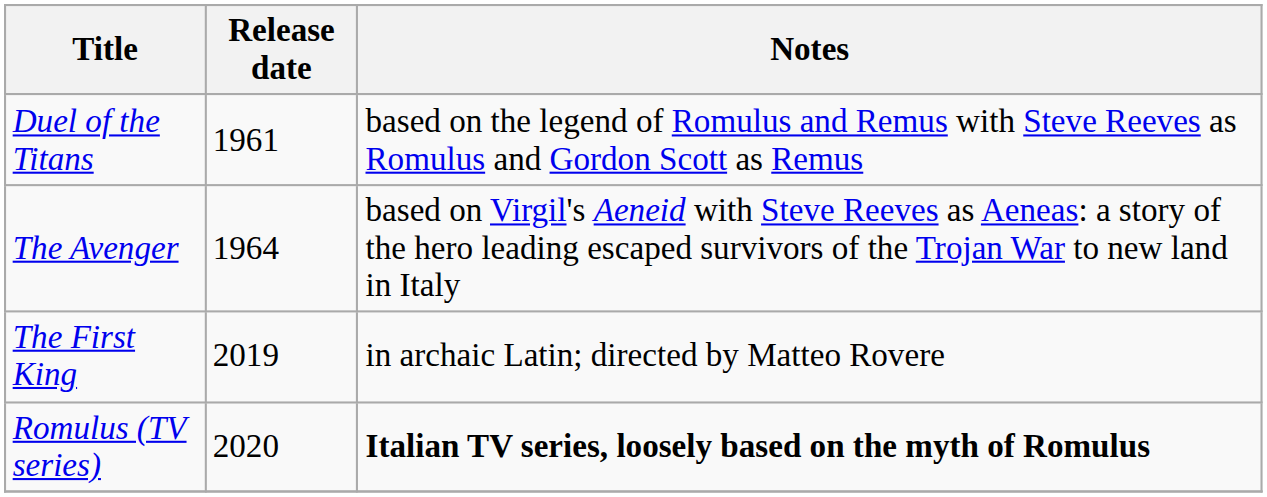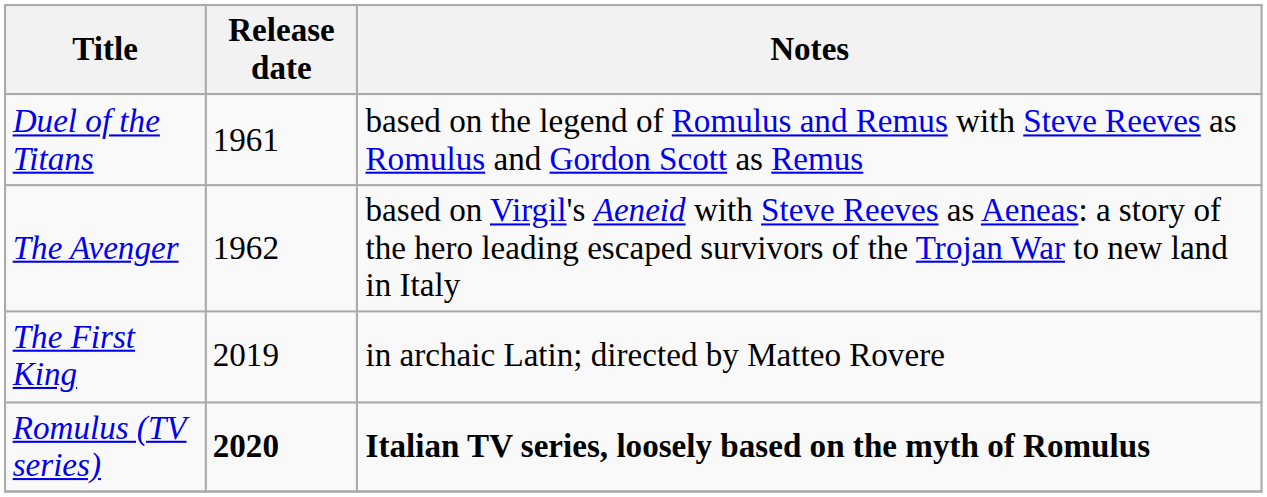(246, 247) 1964 -> (246, 247) 1962
(246, 445) normal -> (246, 445) bold
